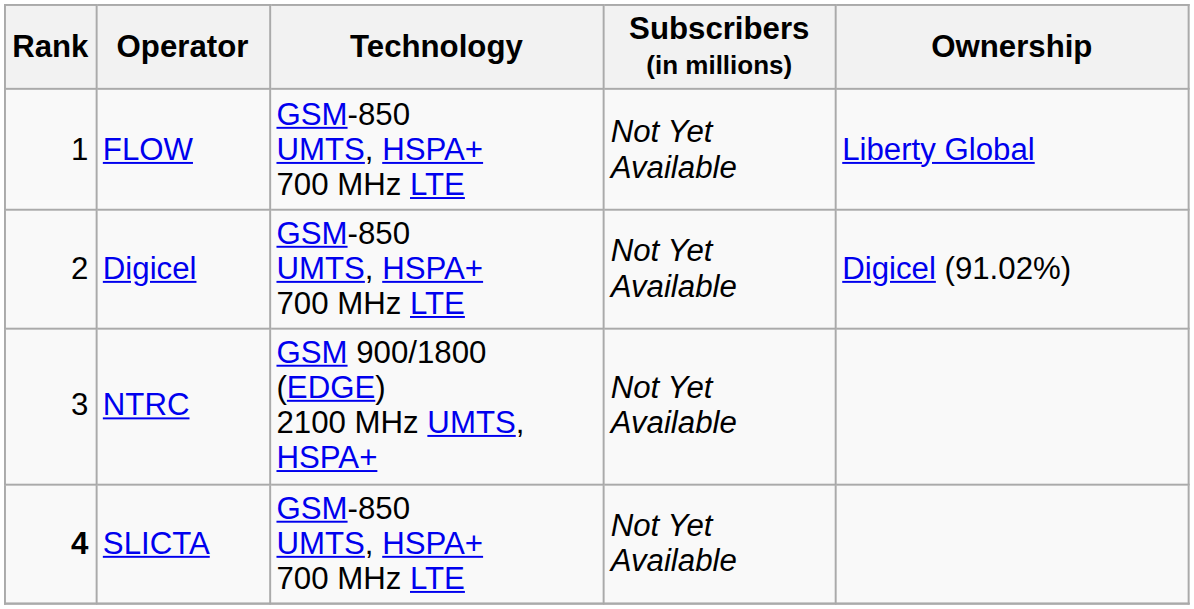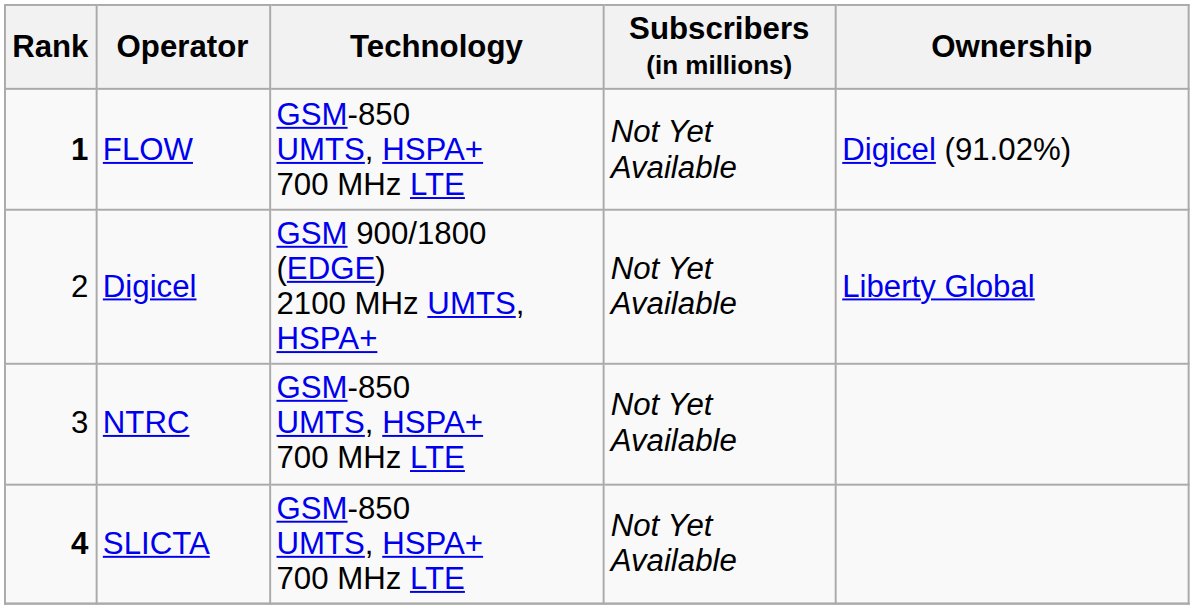(80, 148) normal -> (80, 148) bold
(938, 148) Liberty Global -> (957, 148) Digicel (91.02%)
(380, 268) GSM-850 UMTS, HSPA+ 700 MHz LTE -> (400, 286) GSM 900/1800 (EDGE) 2100 MHz UMTS, HSPA+
(957, 268) Digicel (91.02%) -> (938, 286) Liberty Global
(400, 405) GSM 900/1800 (EDGE) 2100 MHz UMTS, HSPA+ -> (380, 423) GSM-850 UMTS, HSPA+ 700 MHz LTE
